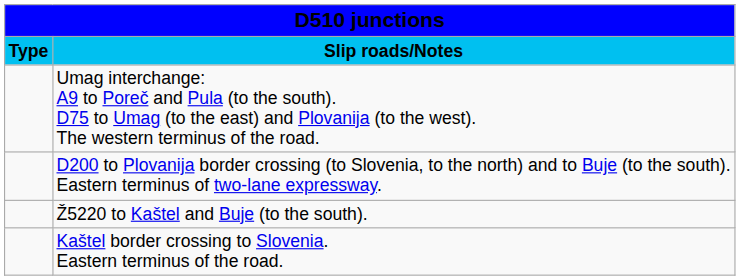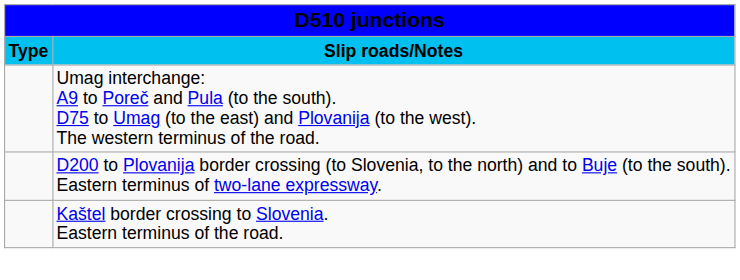- row: (212, 213)
